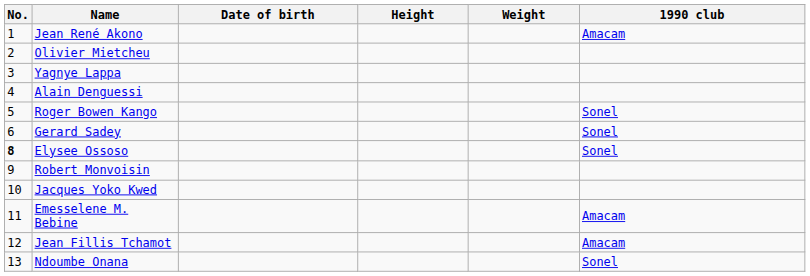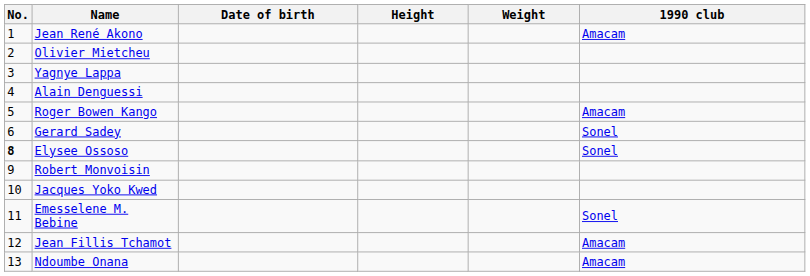(600, 112) Sonel -> (604, 112) Amacam
(604, 216) Amacam -> (600, 216) Sonel
(600, 262) Sonel -> (604, 262) Amacam
